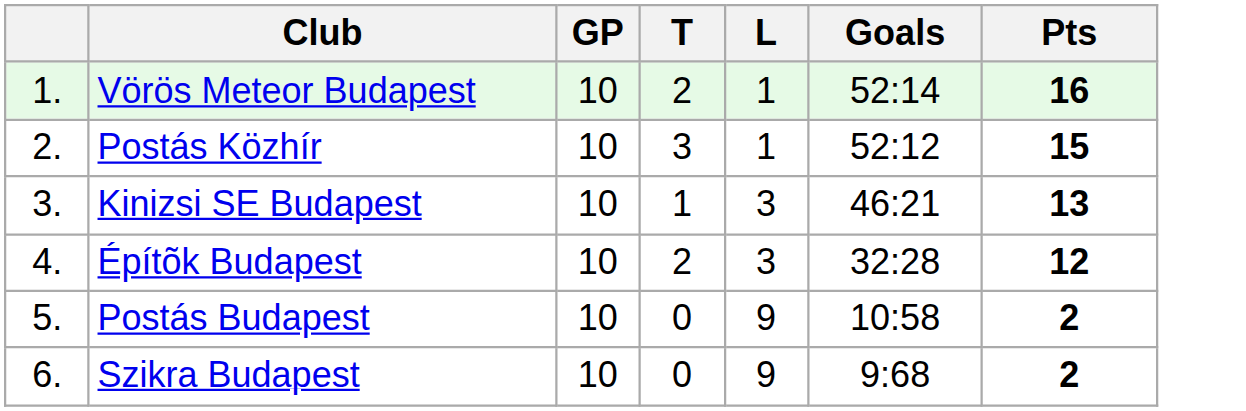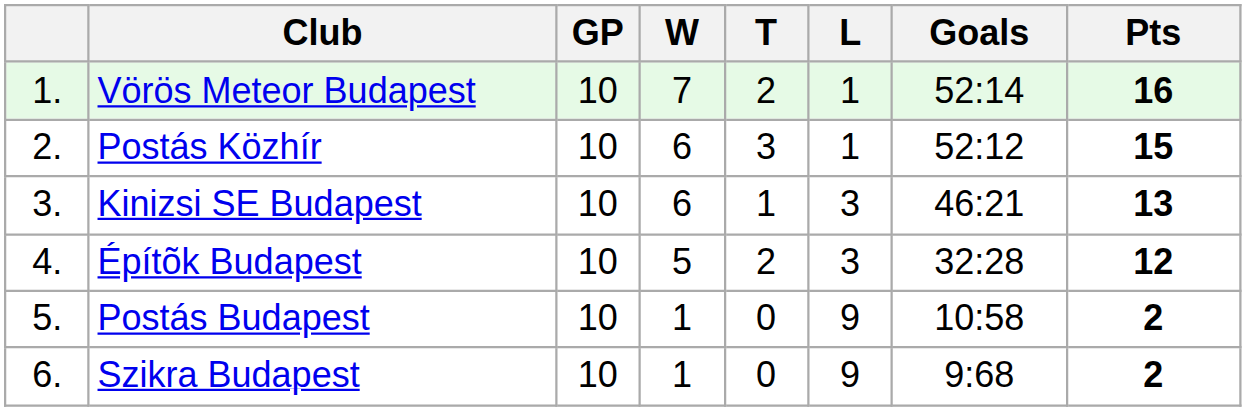+ column: (682, 33)
